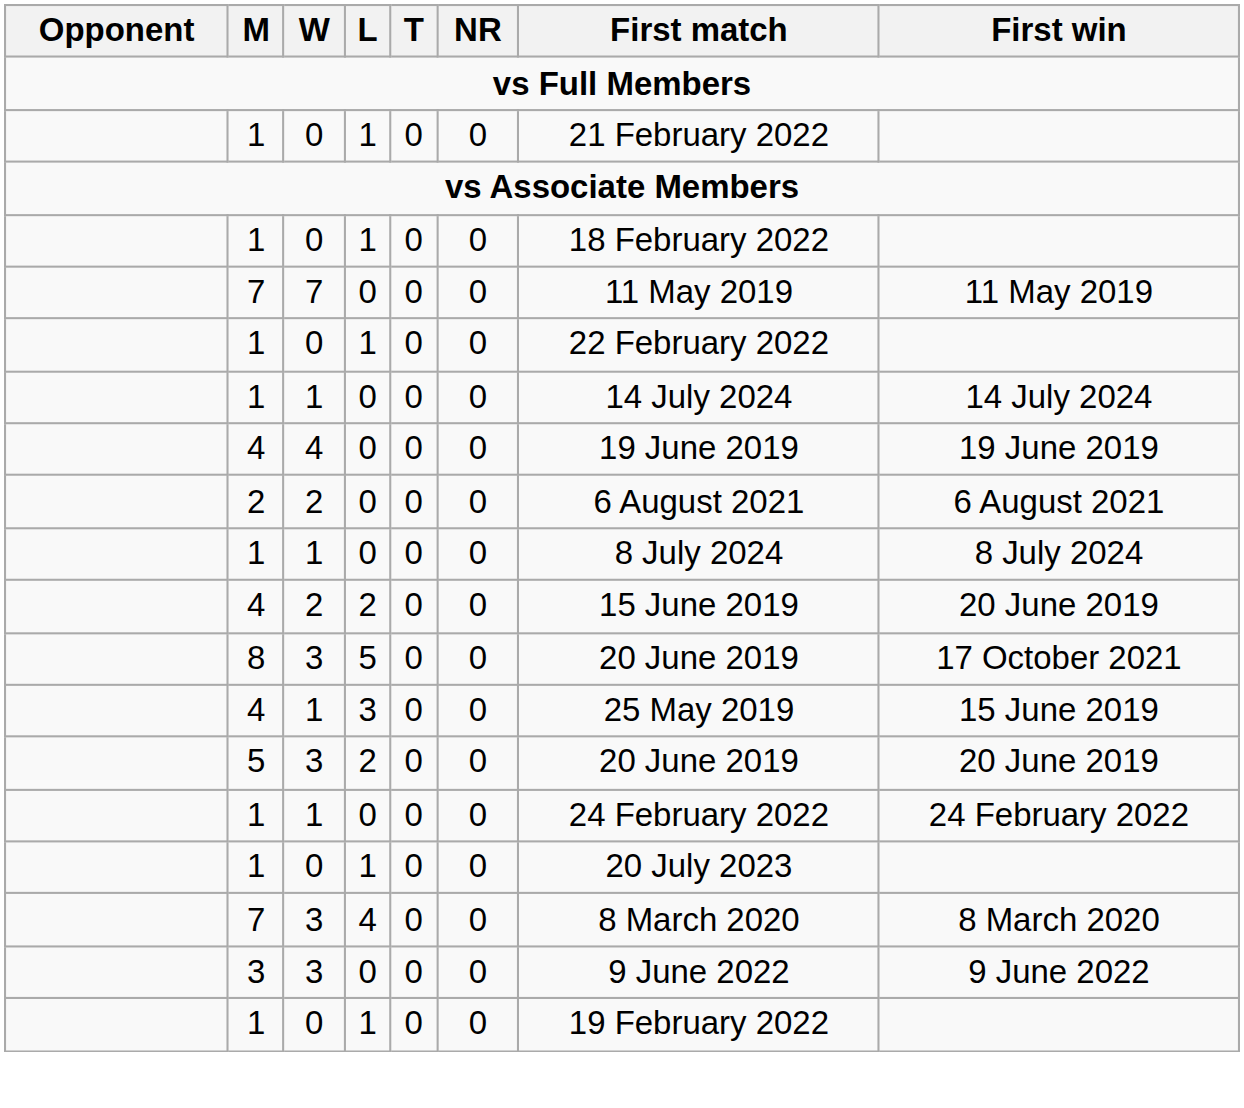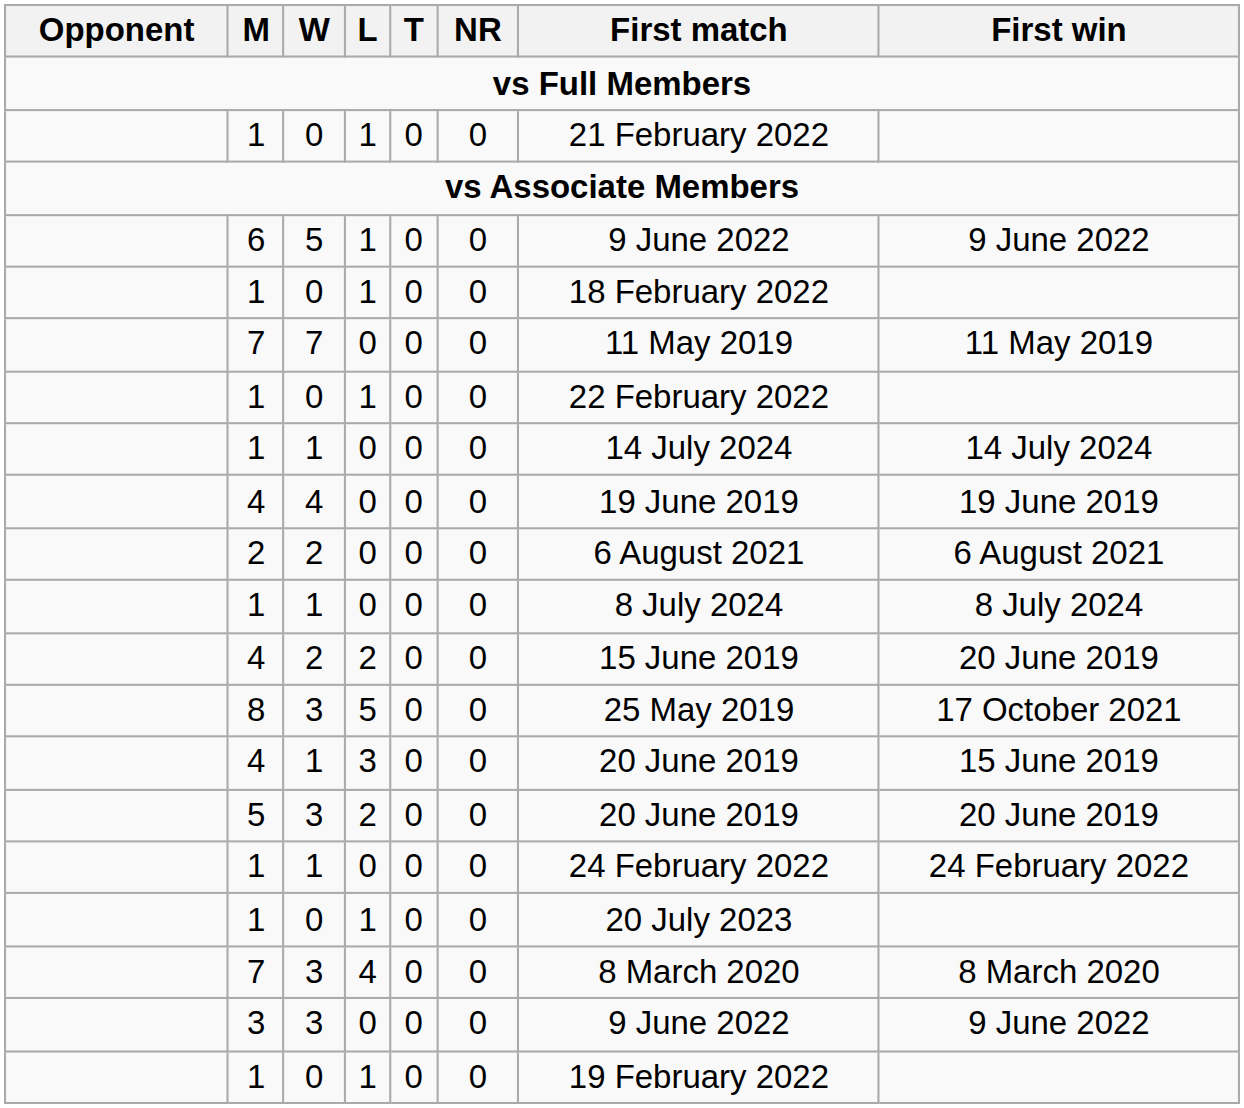+ row: (256, 239)
(699, 657) 20 June 2019 -> (699, 710) 25 May 2019
(699, 710) 25 May 2019 -> (699, 762) 20 June 2019
